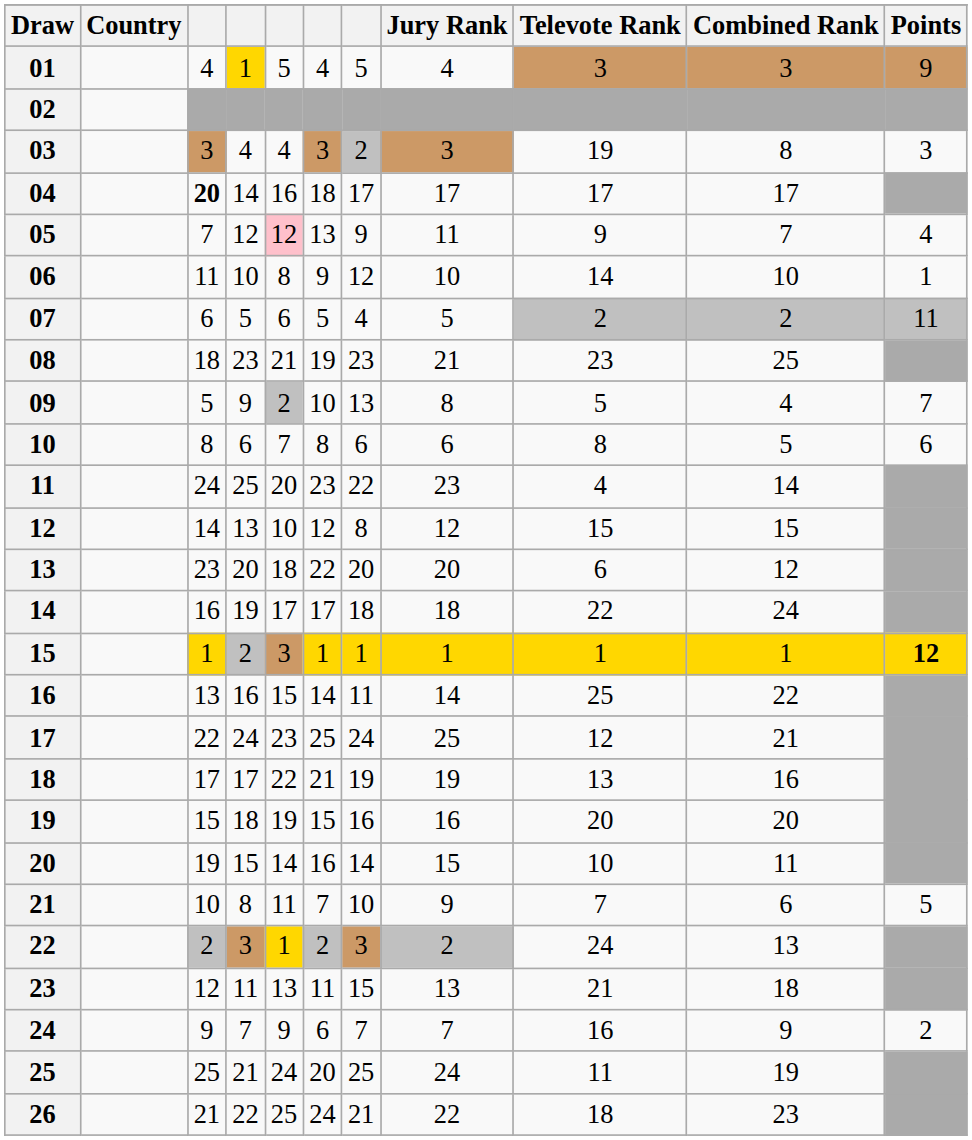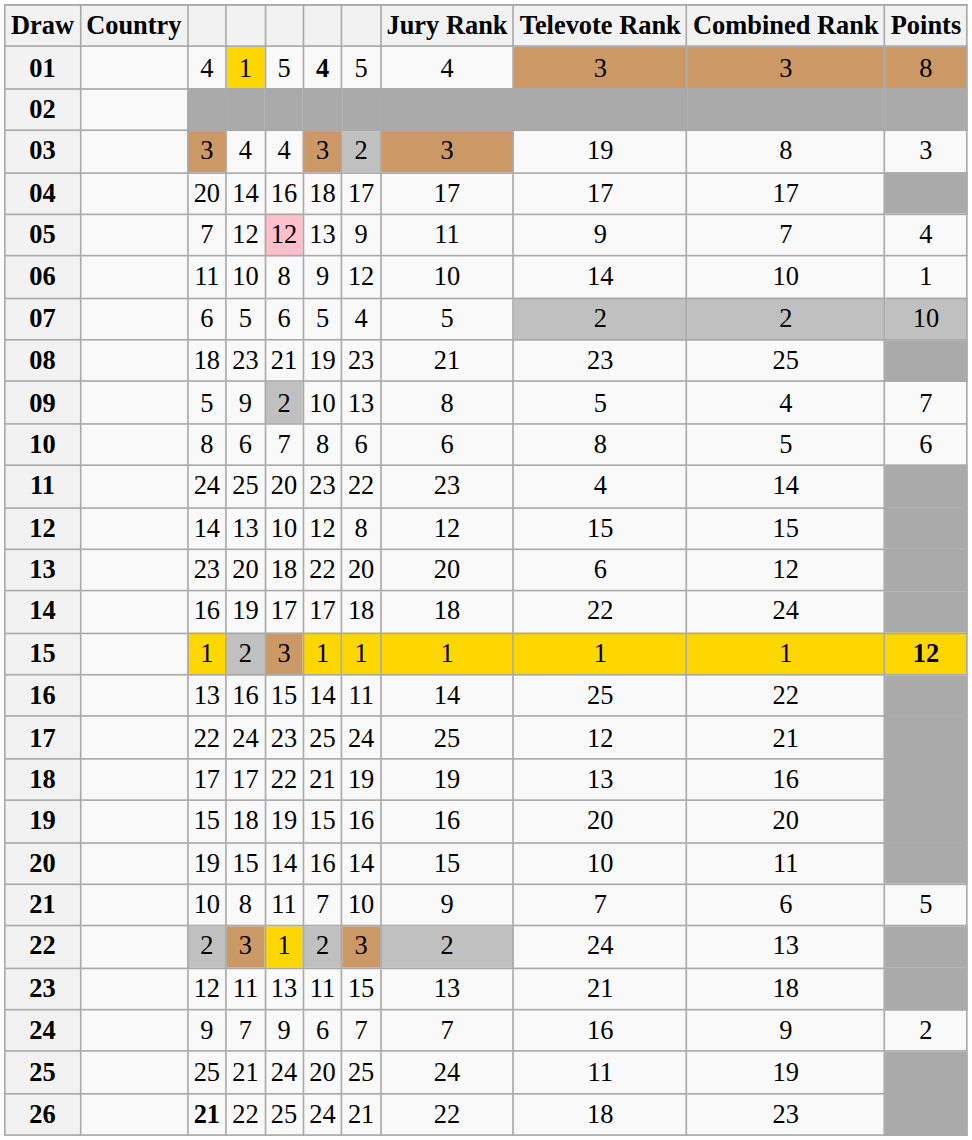(323, 67) normal -> (323, 67) bold
(926, 67) 9 -> (926, 67) 8
(207, 192) bold -> (207, 192) normal
(926, 318) 11 -> (926, 318) 10
(207, 1114) normal -> (207, 1114) bold
